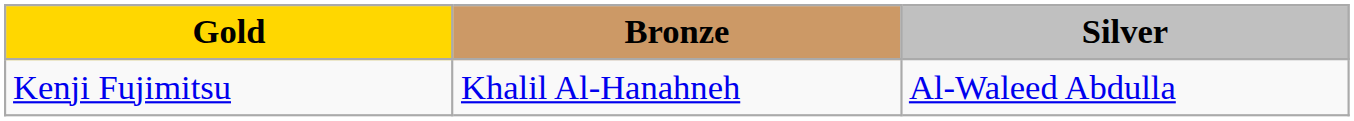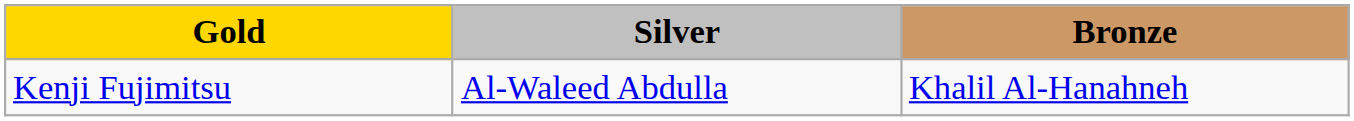columns swapped: (1125, 31) <-> (677, 31)
